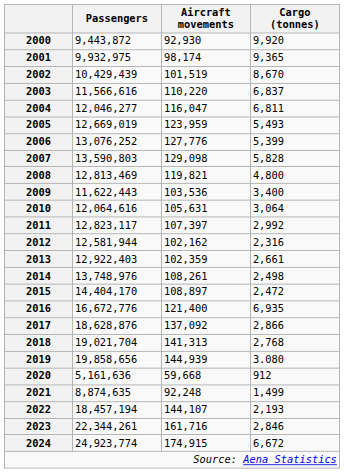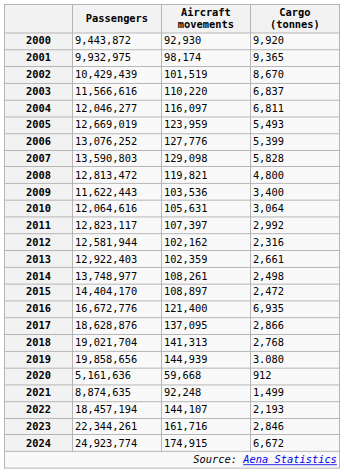(186, 109) 116,047 -> (186, 109) 116,097
(106, 176) 12,813,469 -> (106, 176) 12,813,472
(106, 276) 13,748,976 -> (106, 276) 13,748,977
(186, 326) 137,092 -> (186, 326) 137,095
